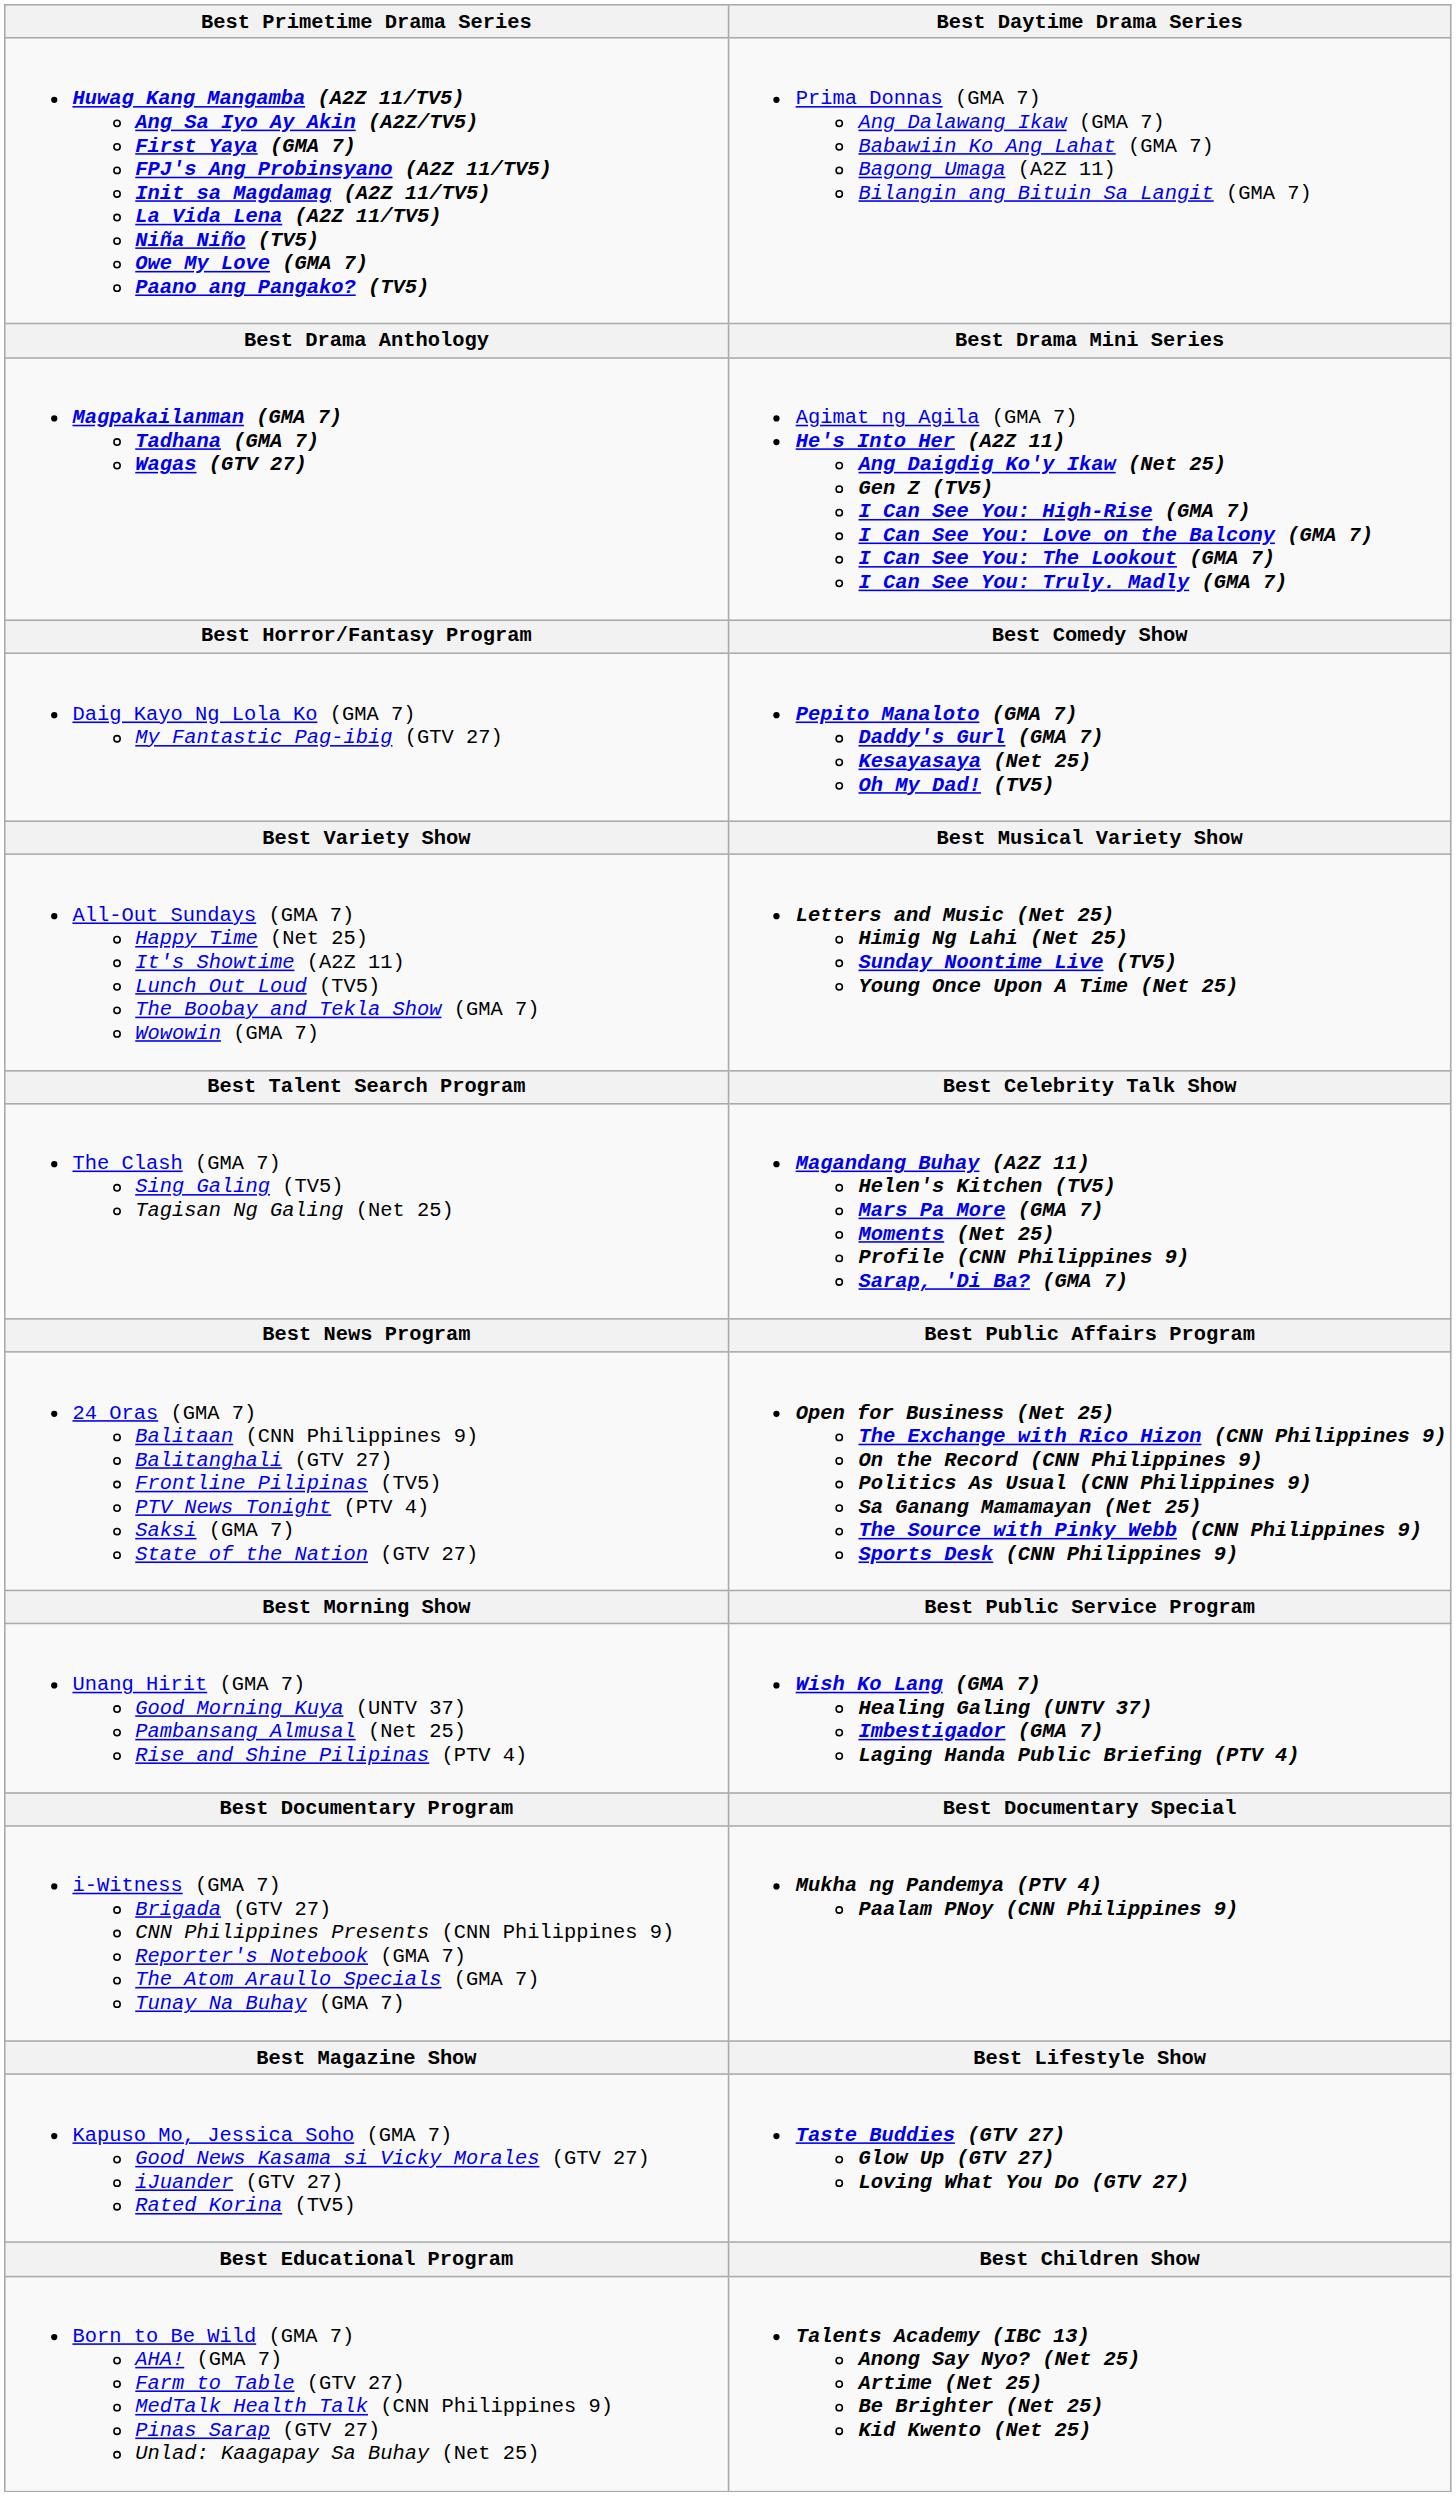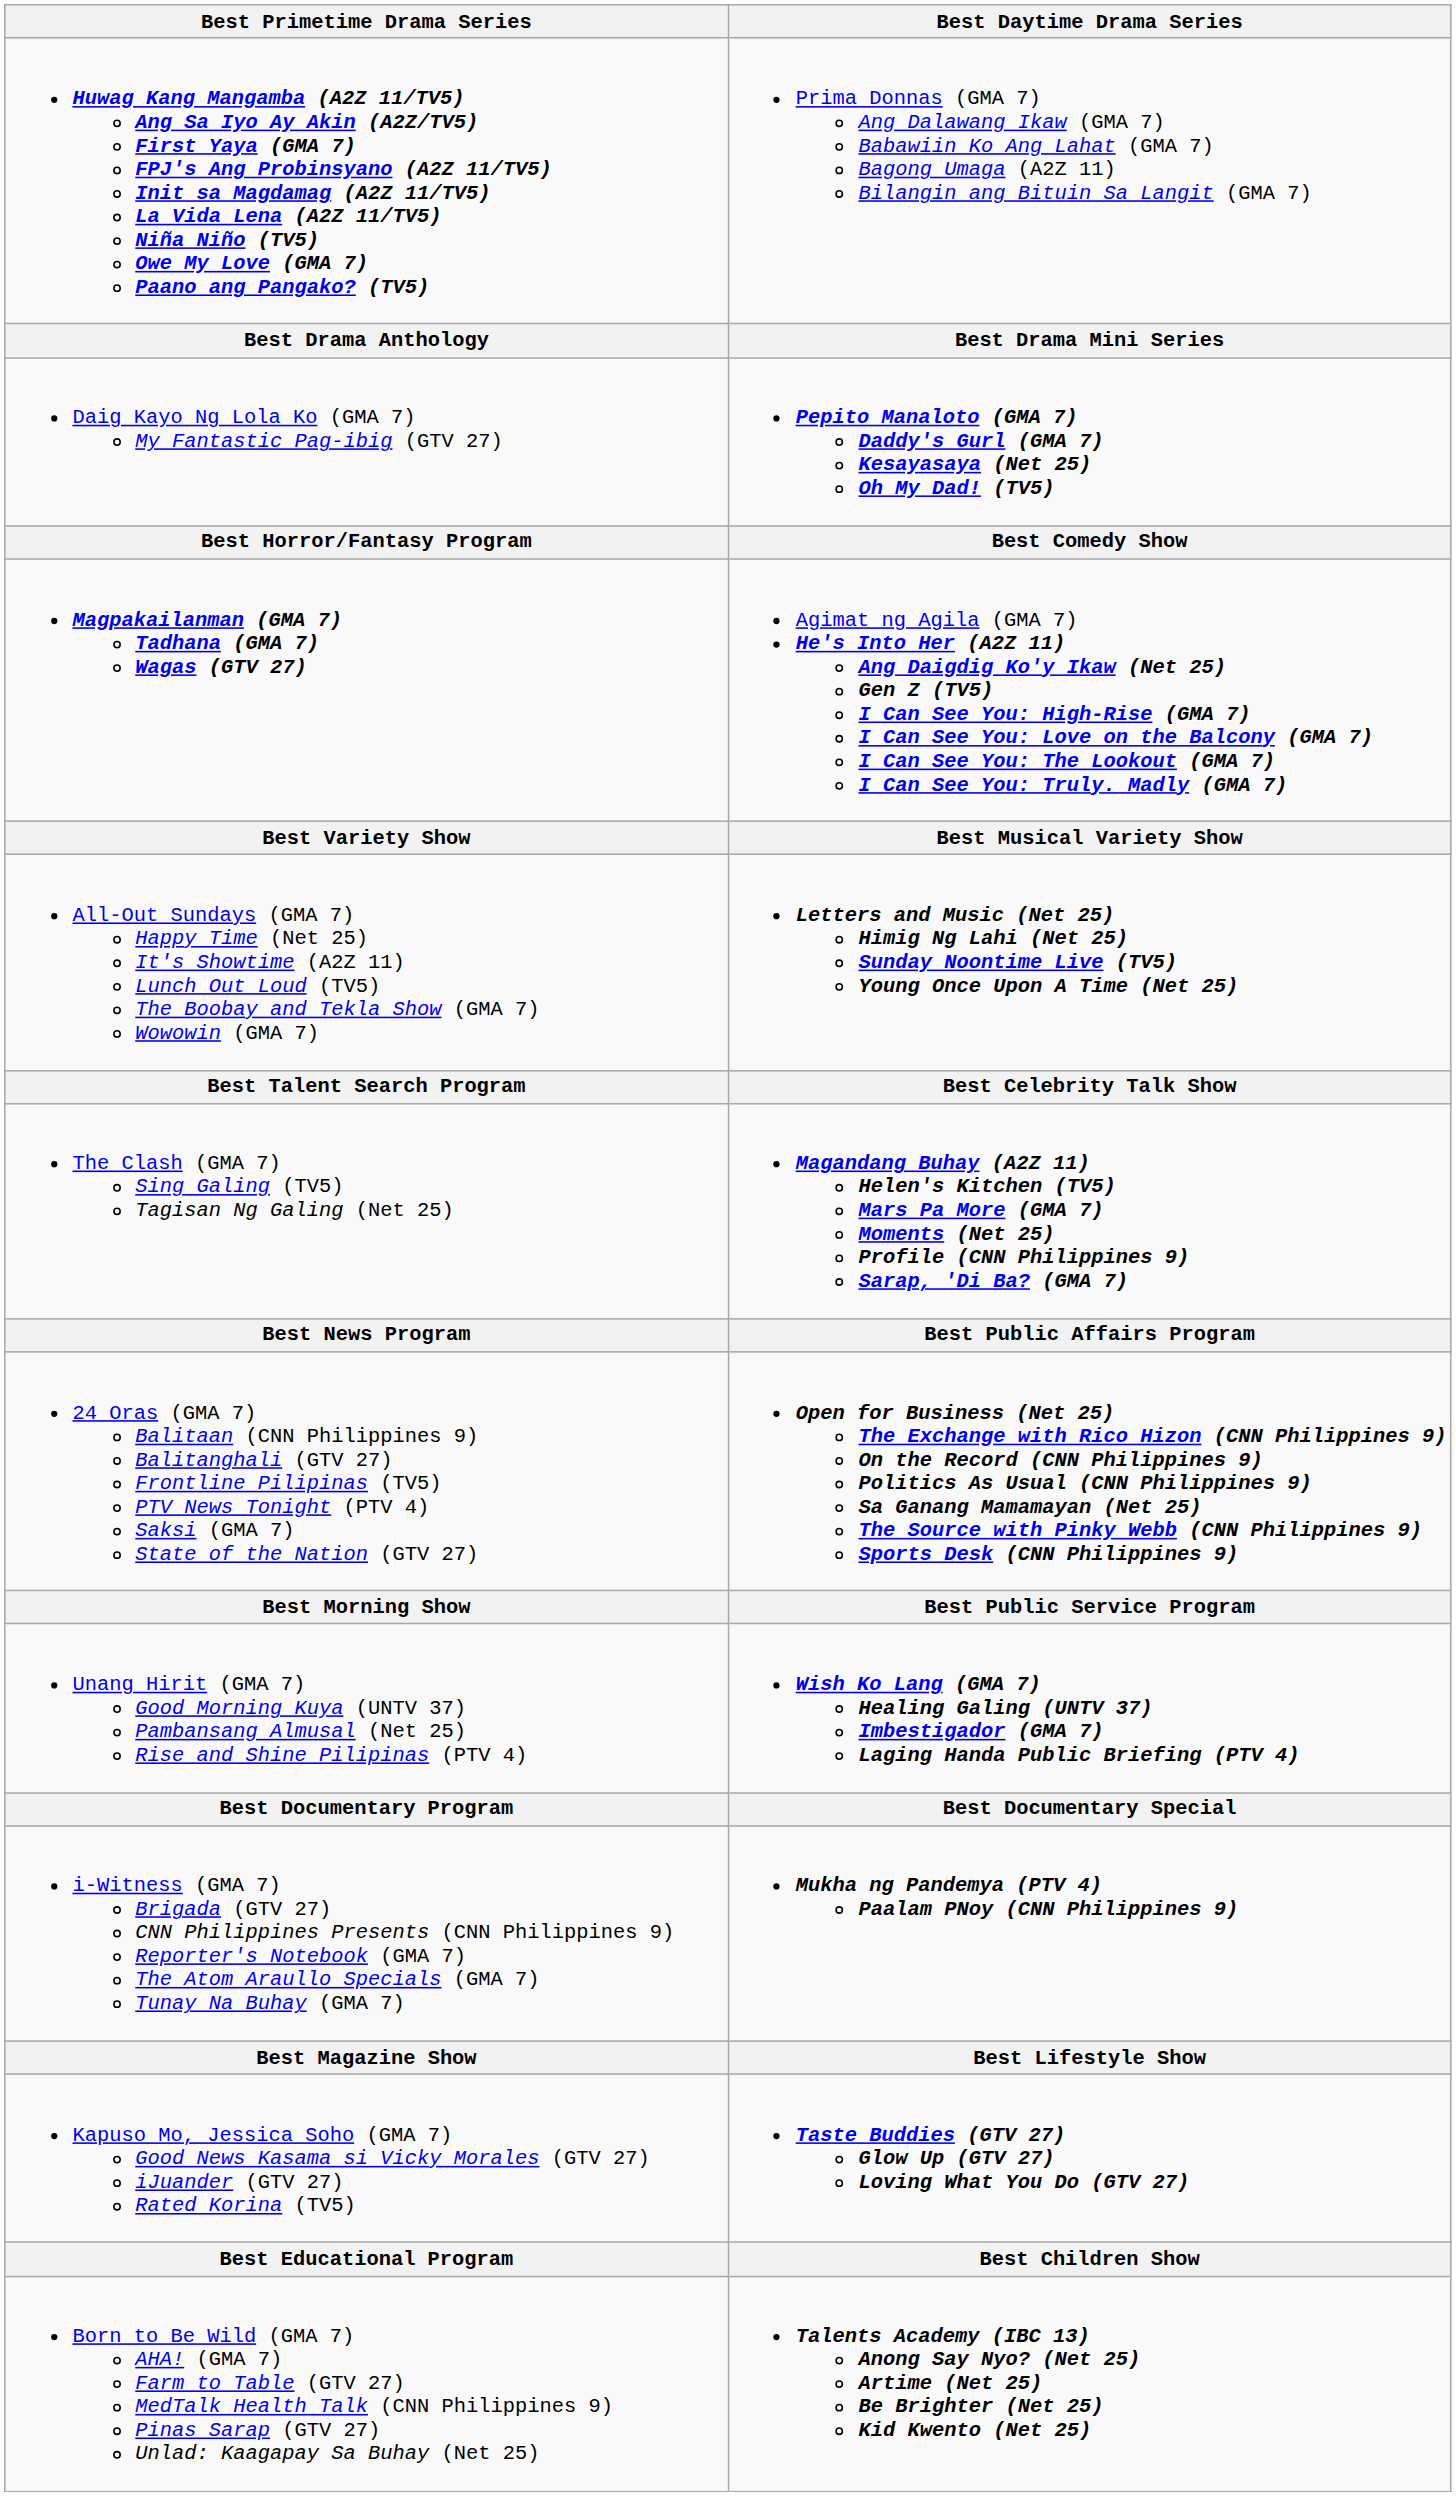rows swapped: (366, 441) <-> (366, 725)
